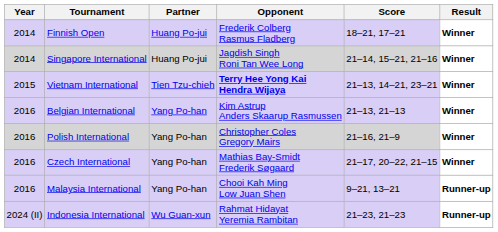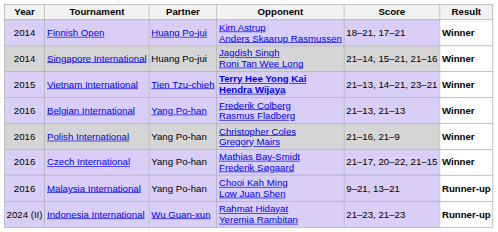(257, 33) Frederik Colberg Rasmus Fladberg -> (280, 33) Kim Astrup Anders Skaarup Rasmussen
(280, 111) Kim Astrup Anders Skaarup Rasmussen -> (257, 111) Frederik Colberg Rasmus Fladberg
